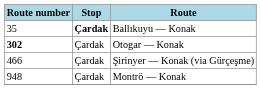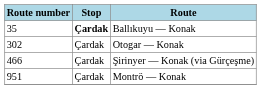(14, 44) bold -> (14, 44) normal
(14, 76) 948 -> (14, 76) 951
